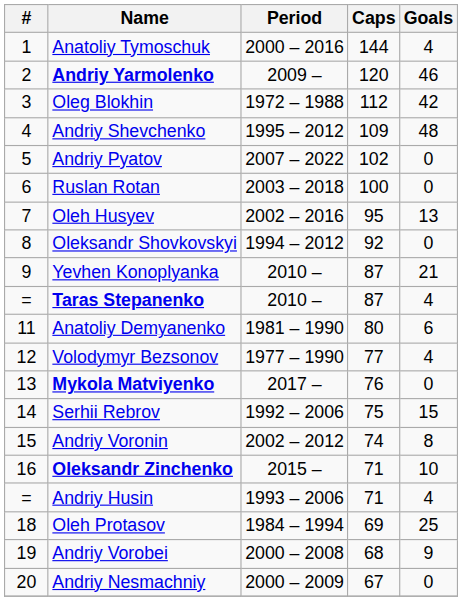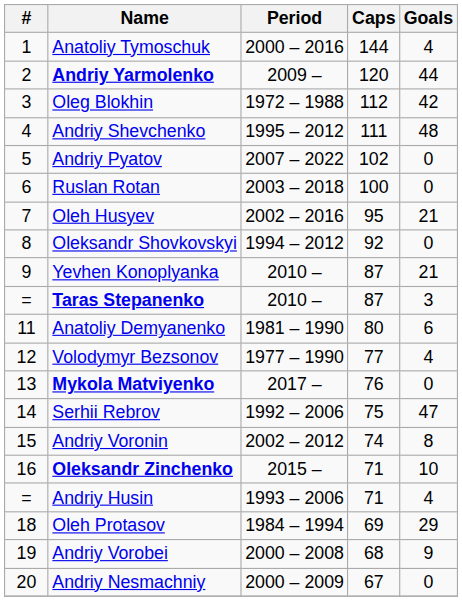(428, 74) 46 -> (428, 74) 44
(374, 131) 109 -> (374, 131) 111
(428, 215) 13 -> (428, 215) 21
(428, 300) 4 -> (428, 300) 3
(428, 412) 15 -> (428, 412) 47
(428, 525) 25 -> (428, 525) 29
